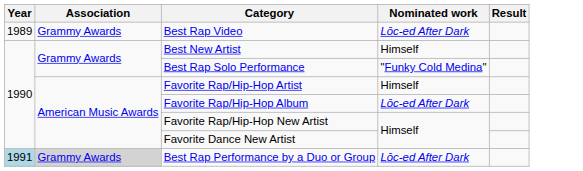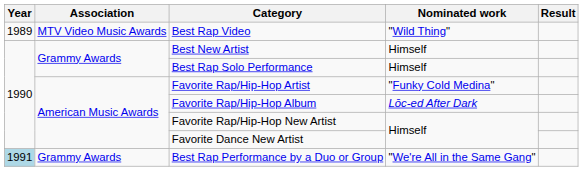(79, 31) Grammy Awards -> (102, 31) MTV Video Music Awards
(425, 31) Lōc-ed After Dark -> (419, 31) "Wild Thing"
(433, 67) "Funky Cold Medina" -> (407, 67) Himself
(399, 85) Himself -> (441, 85) "Funky Cold Medina"
(79, 157) lightgrey background -> (79, 157) no background
(425, 157) Lōc-ed After Dark -> (462, 157) "We're All in the Same Gang"
